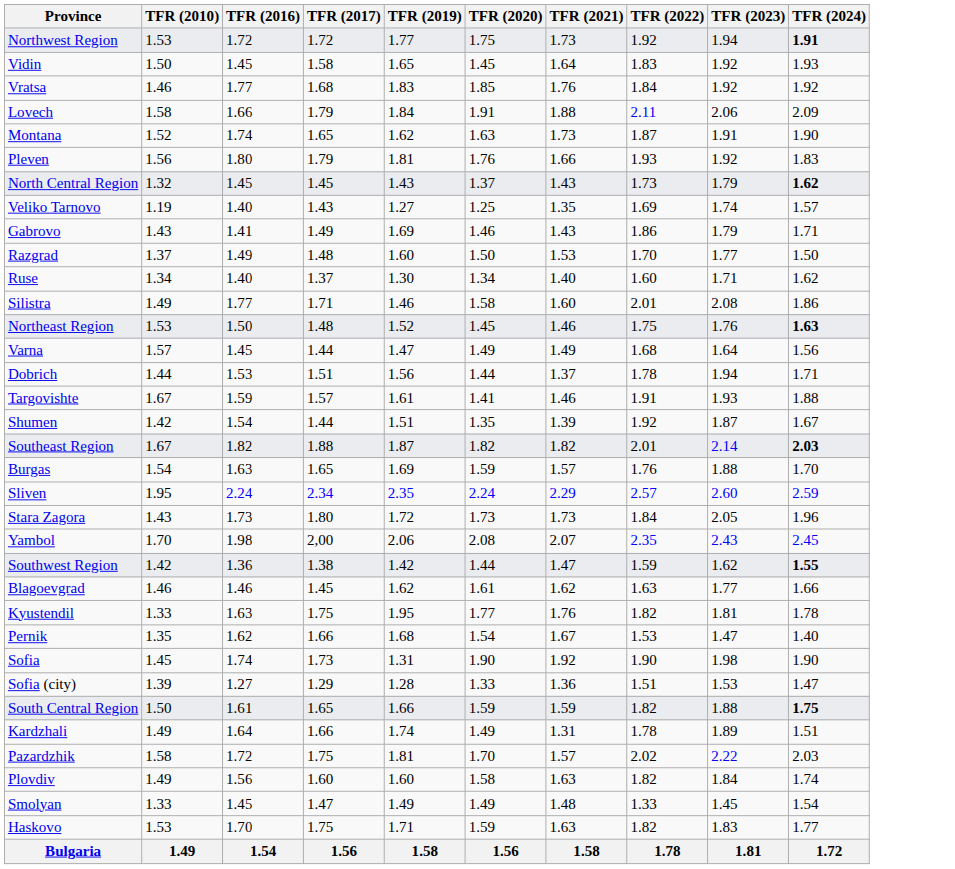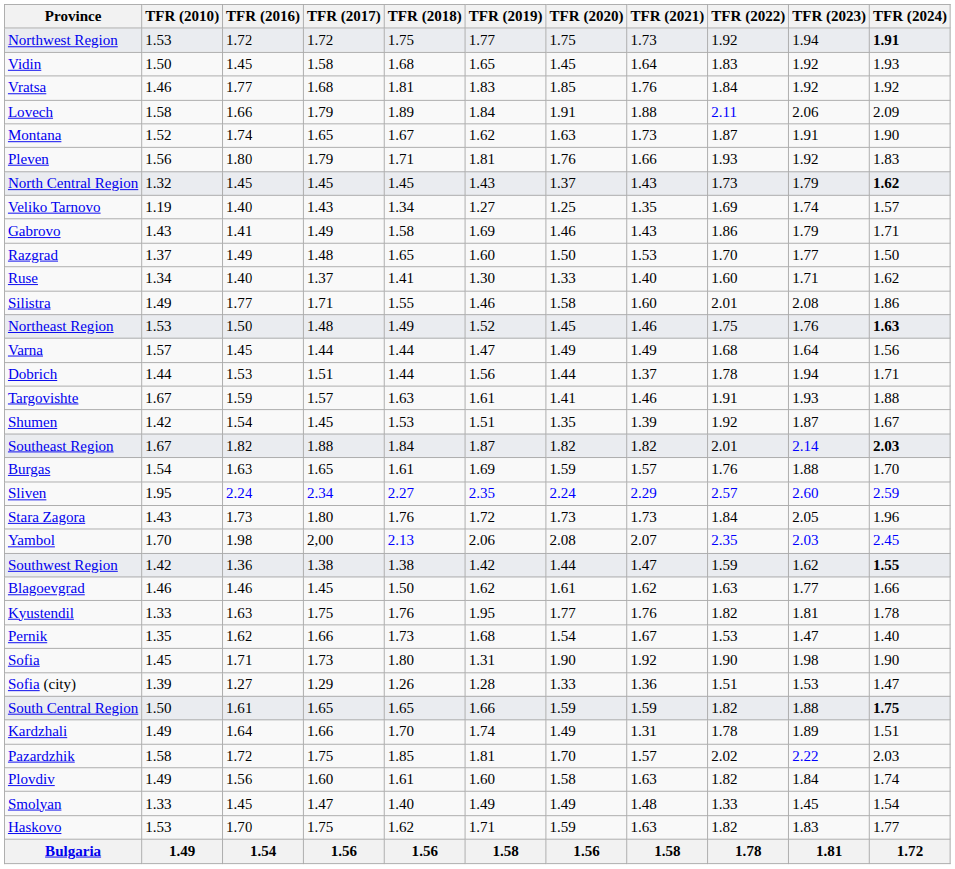+ column: (425, 16)
(482, 278) 1.34 -> (563, 278) 1.33
(320, 421) 1.44 -> (320, 421) 1.45
(724, 541) 2.43 -> (805, 541) 2.03
(239, 660) 1.74 -> (239, 660) 1.71
